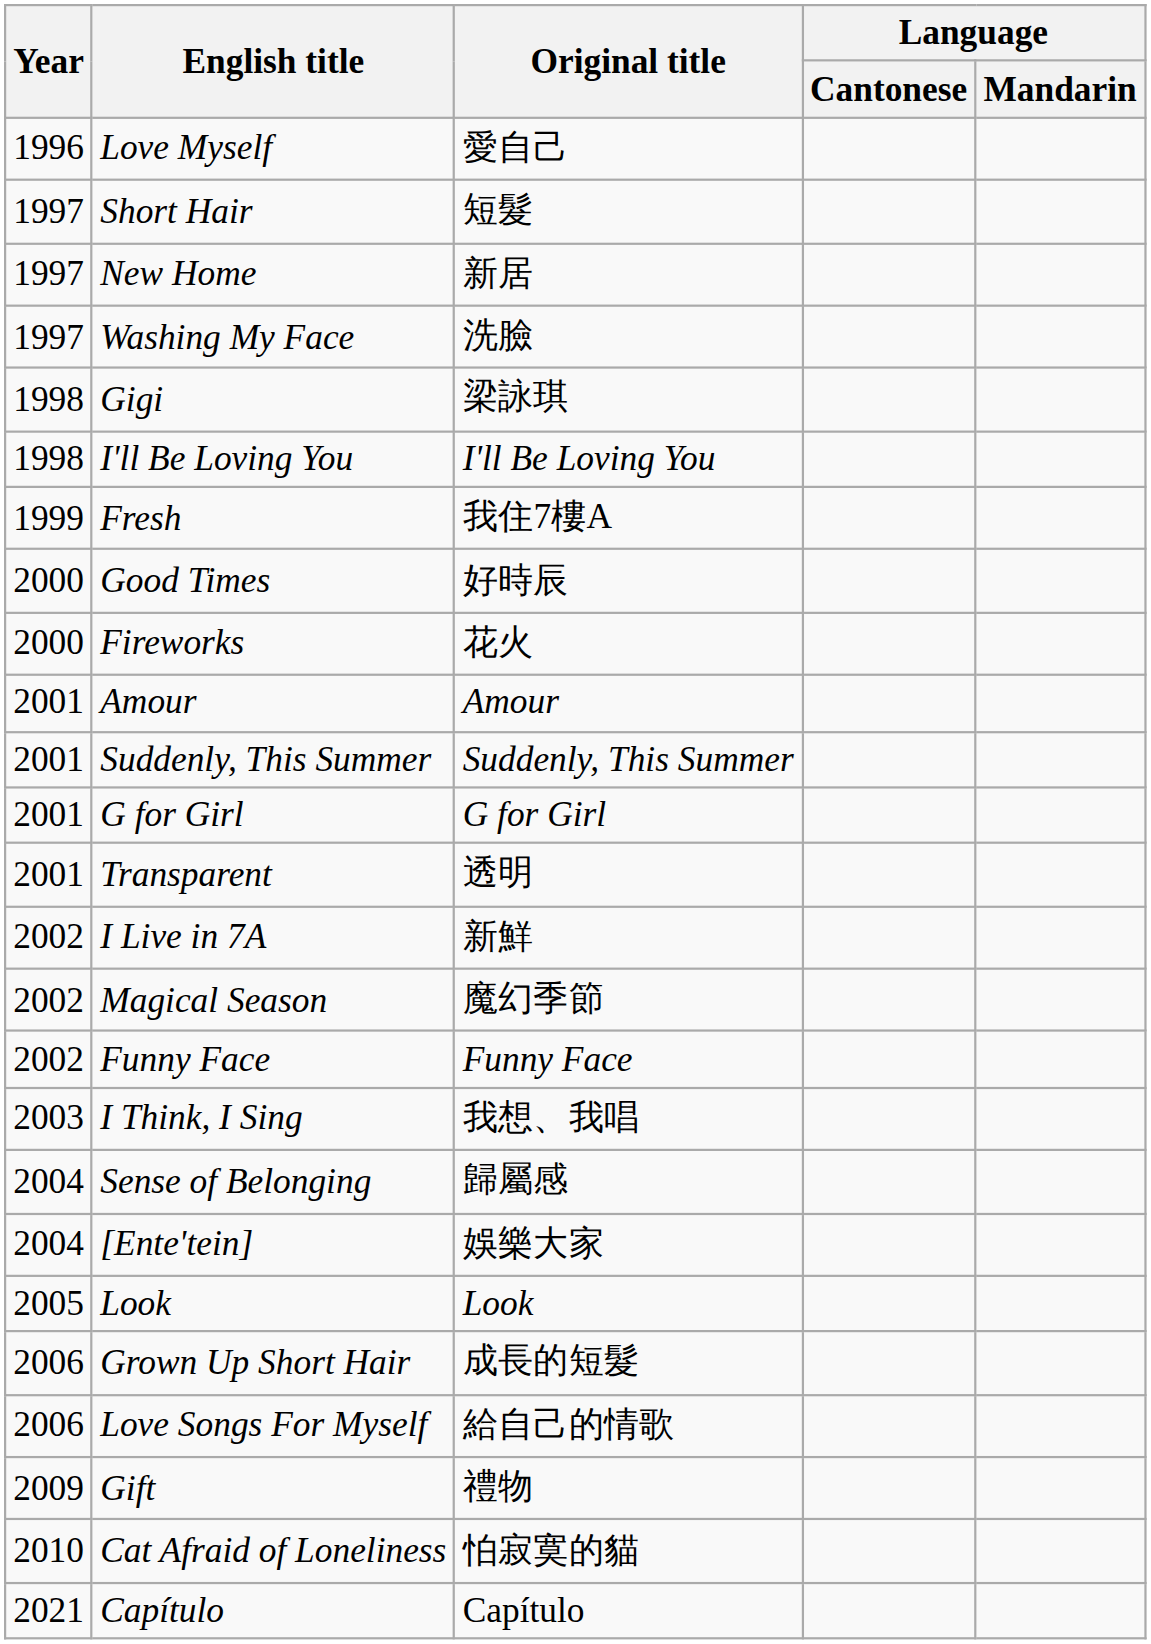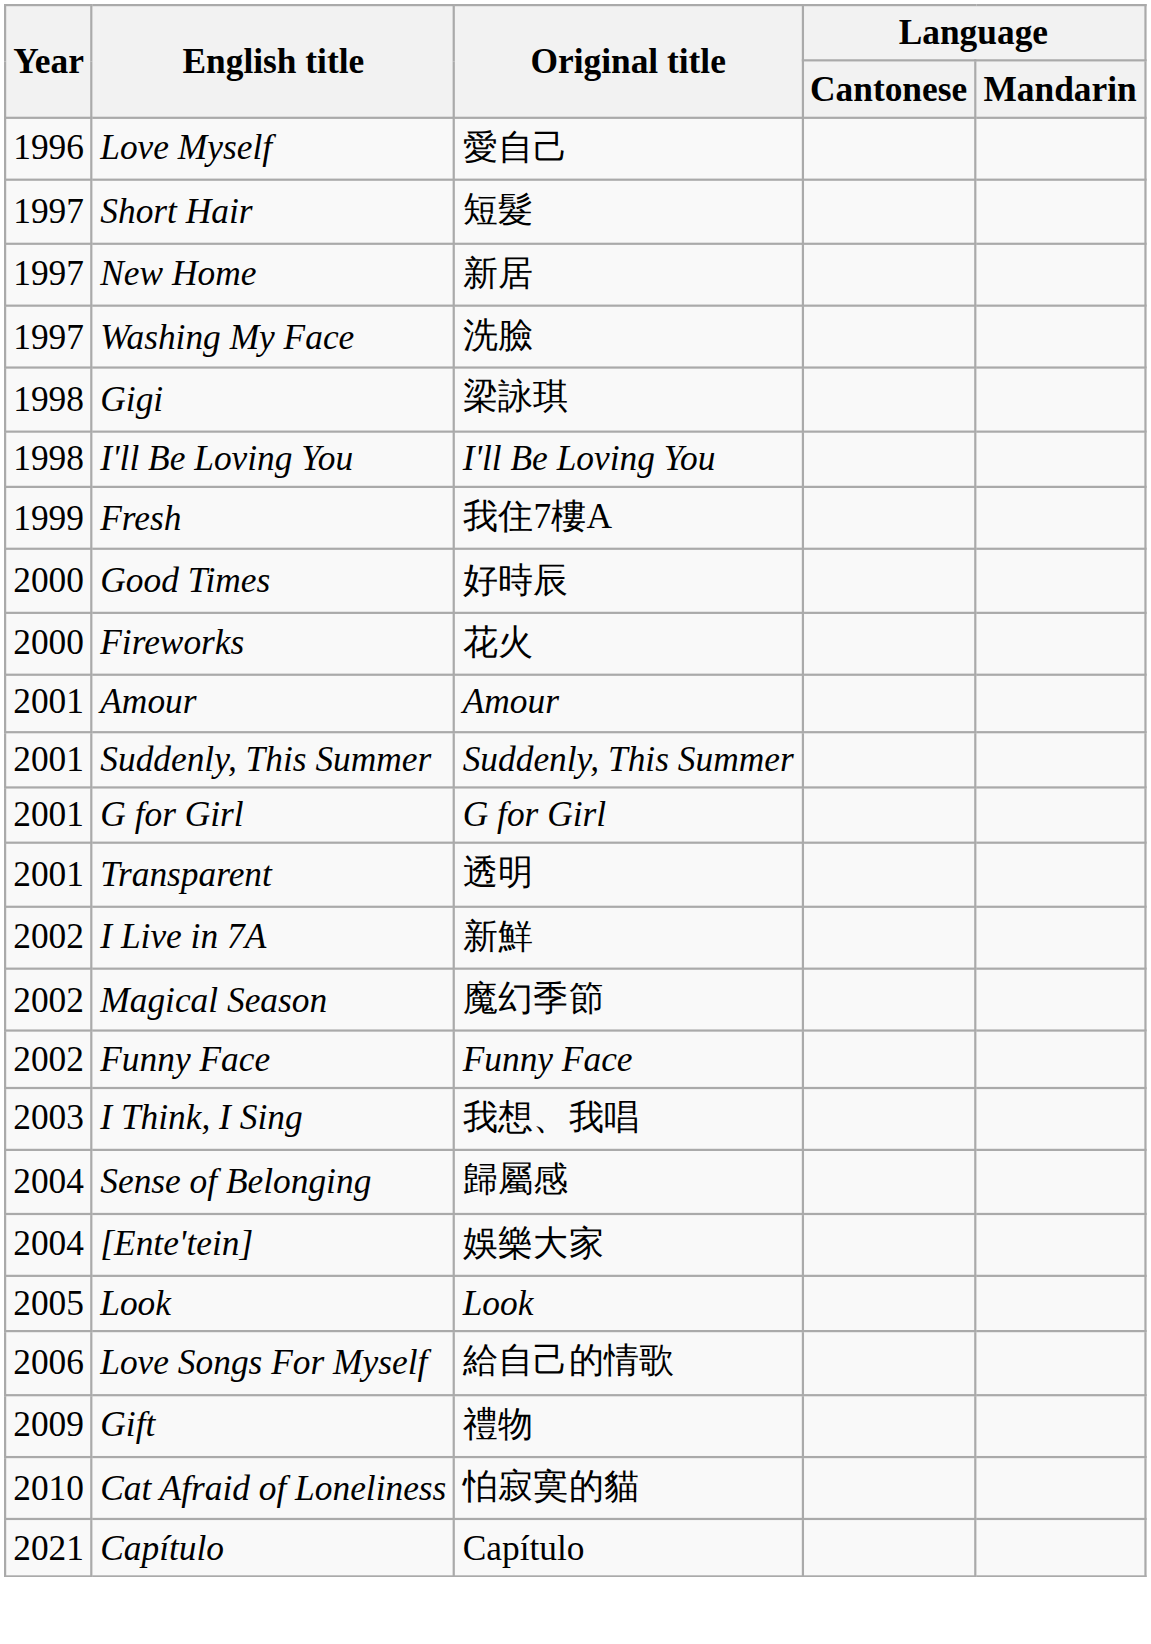- row: (255, 1362)
